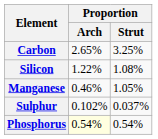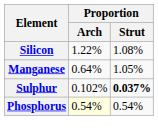- row: (37, 50)
(87, 87) 0.46% -> (87, 69) 0.64%
(131, 106) normal -> (132, 87) bold
